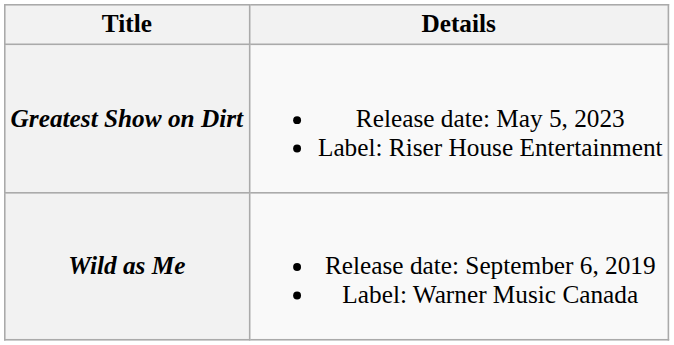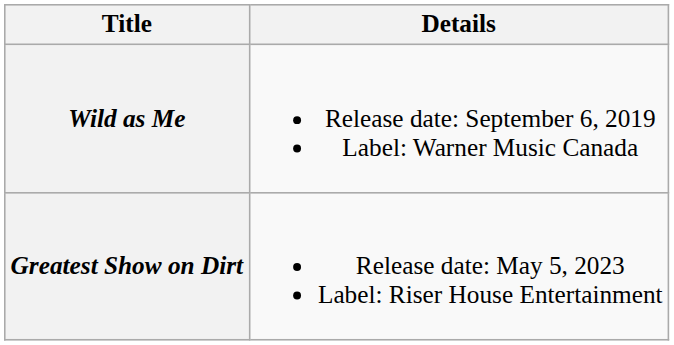rows swapped: (127, 265) <-> (127, 118)
